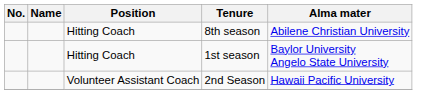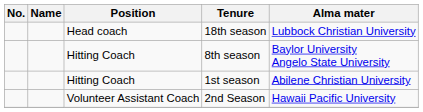+ row: (235, 31)
(340, 31) Abilene Christian University -> (331, 55) Baylor University Angelo State University
(329, 55) Baylor University Angelo State University -> (341, 80) Abilene Christian University
